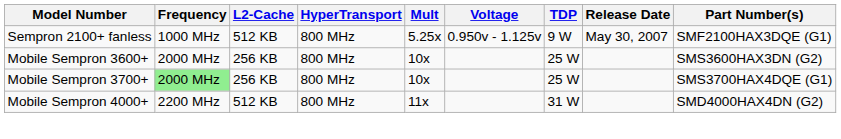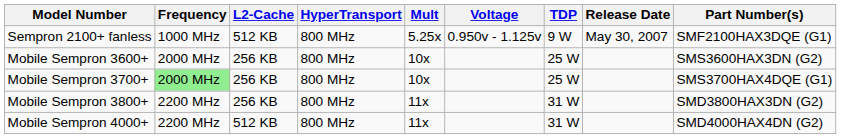+ row: (78, 101)
